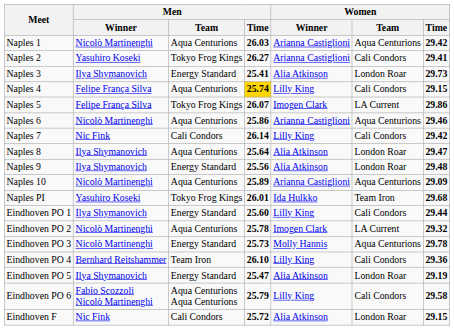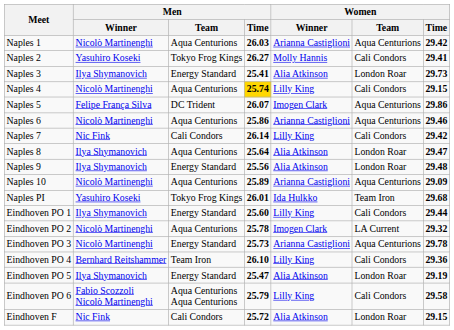(312, 58) Arianna Castiglioni -> (300, 58) Molly Hannis
(114, 89) Felipe França Silva -> (114, 89) Nicolò Martinenghi
(207, 105) Tokyo Frog Kings -> (193, 105) DC Trident
(377, 105) LA Current -> (388, 105) Aqua Centurions
(300, 244) Molly Hannis -> (312, 244) Arianna Castiglioni
